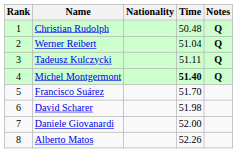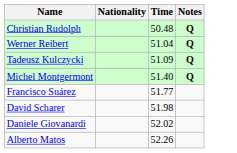- column: (18, 12)
(190, 60) 51.11 -> (162, 60) 51.09
(190, 76) bold -> (162, 76) normal
(190, 92) 51.70 -> (162, 92) 51.77
(190, 124) 52.00 -> (162, 124) 52.02
